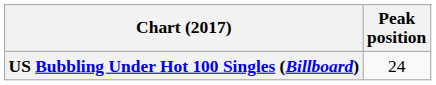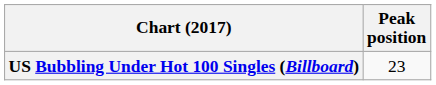(397, 65) 24 -> (397, 65) 23
